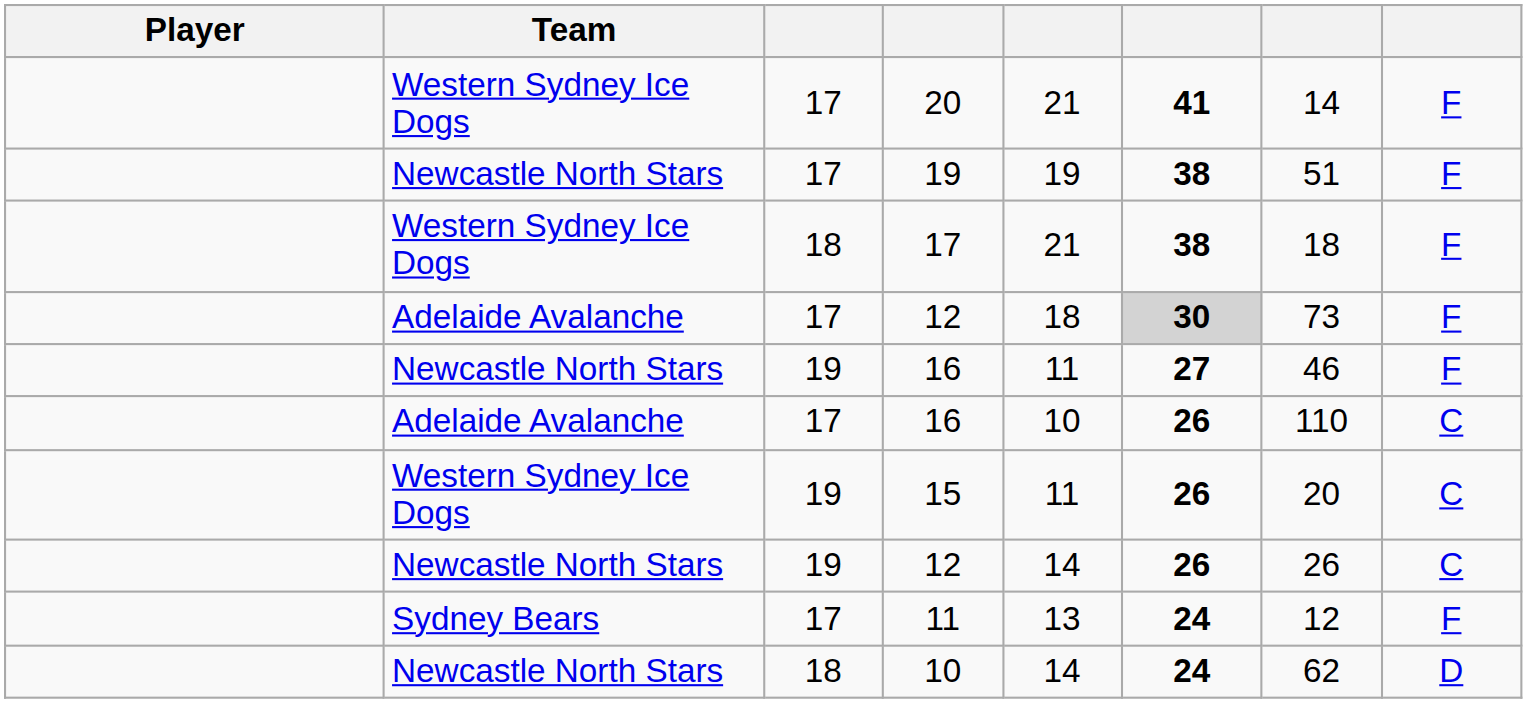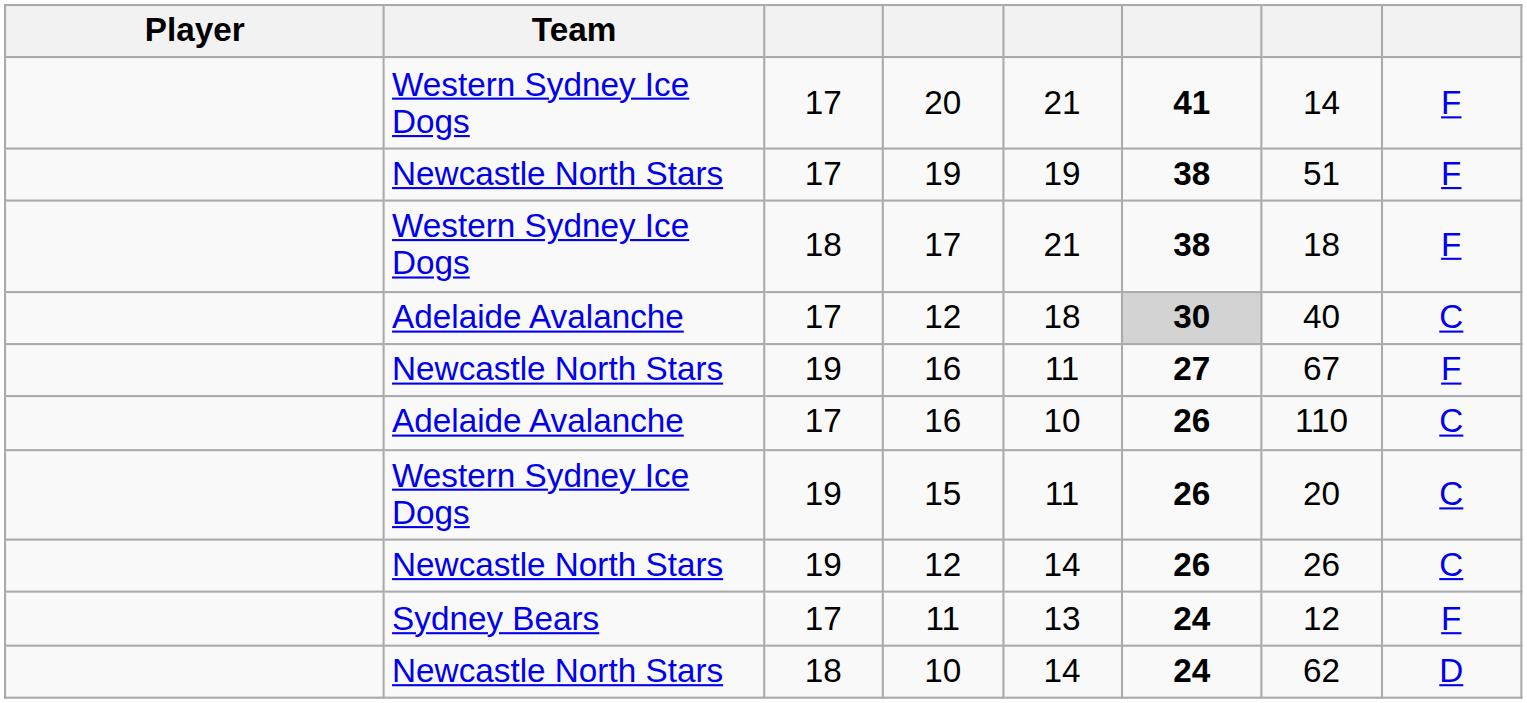(1322, 316) 73 -> (1322, 316) 40
(1451, 316) F -> (1451, 316) C
(1322, 369) 46 -> (1322, 369) 67
